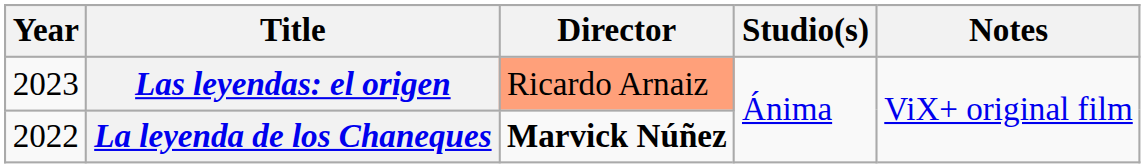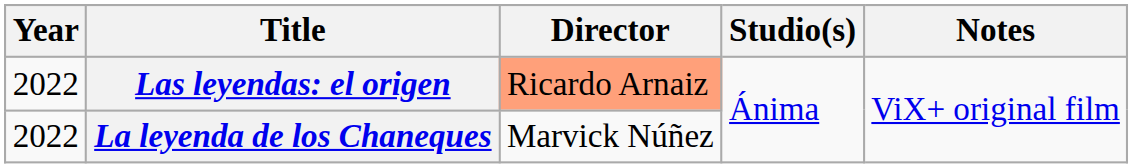(46, 83) 2023 -> (46, 83) 2022
(617, 135) bold -> (610, 135) normal
